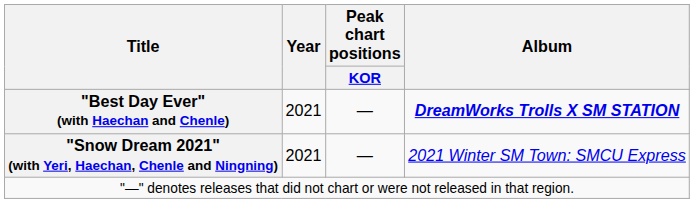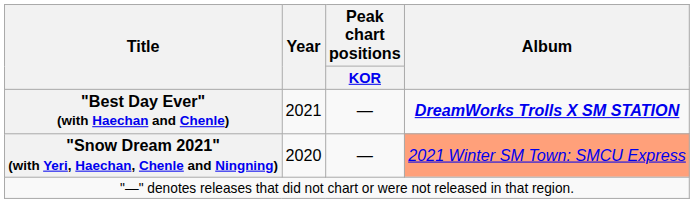(303, 155) 2021 -> (303, 155) 2020
(547, 155) no background -> (547, 155) lightsalmon background
